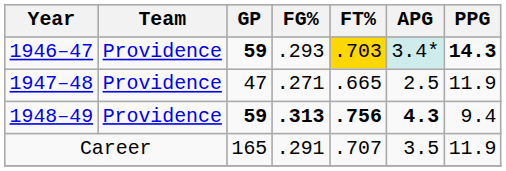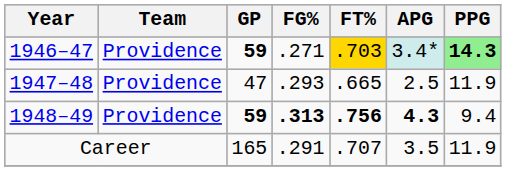(301, 53) .293 -> (301, 53) .271
(473, 53) no background -> (473, 53) lightgreen background
(301, 85) .271 -> (301, 85) .293
